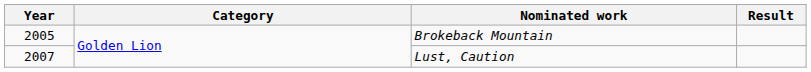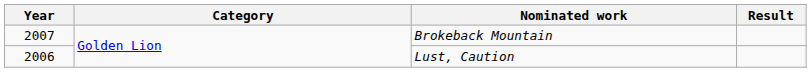(39, 36) 2005 -> (39, 36) 2007
(39, 56) 2007 -> (39, 56) 2006
